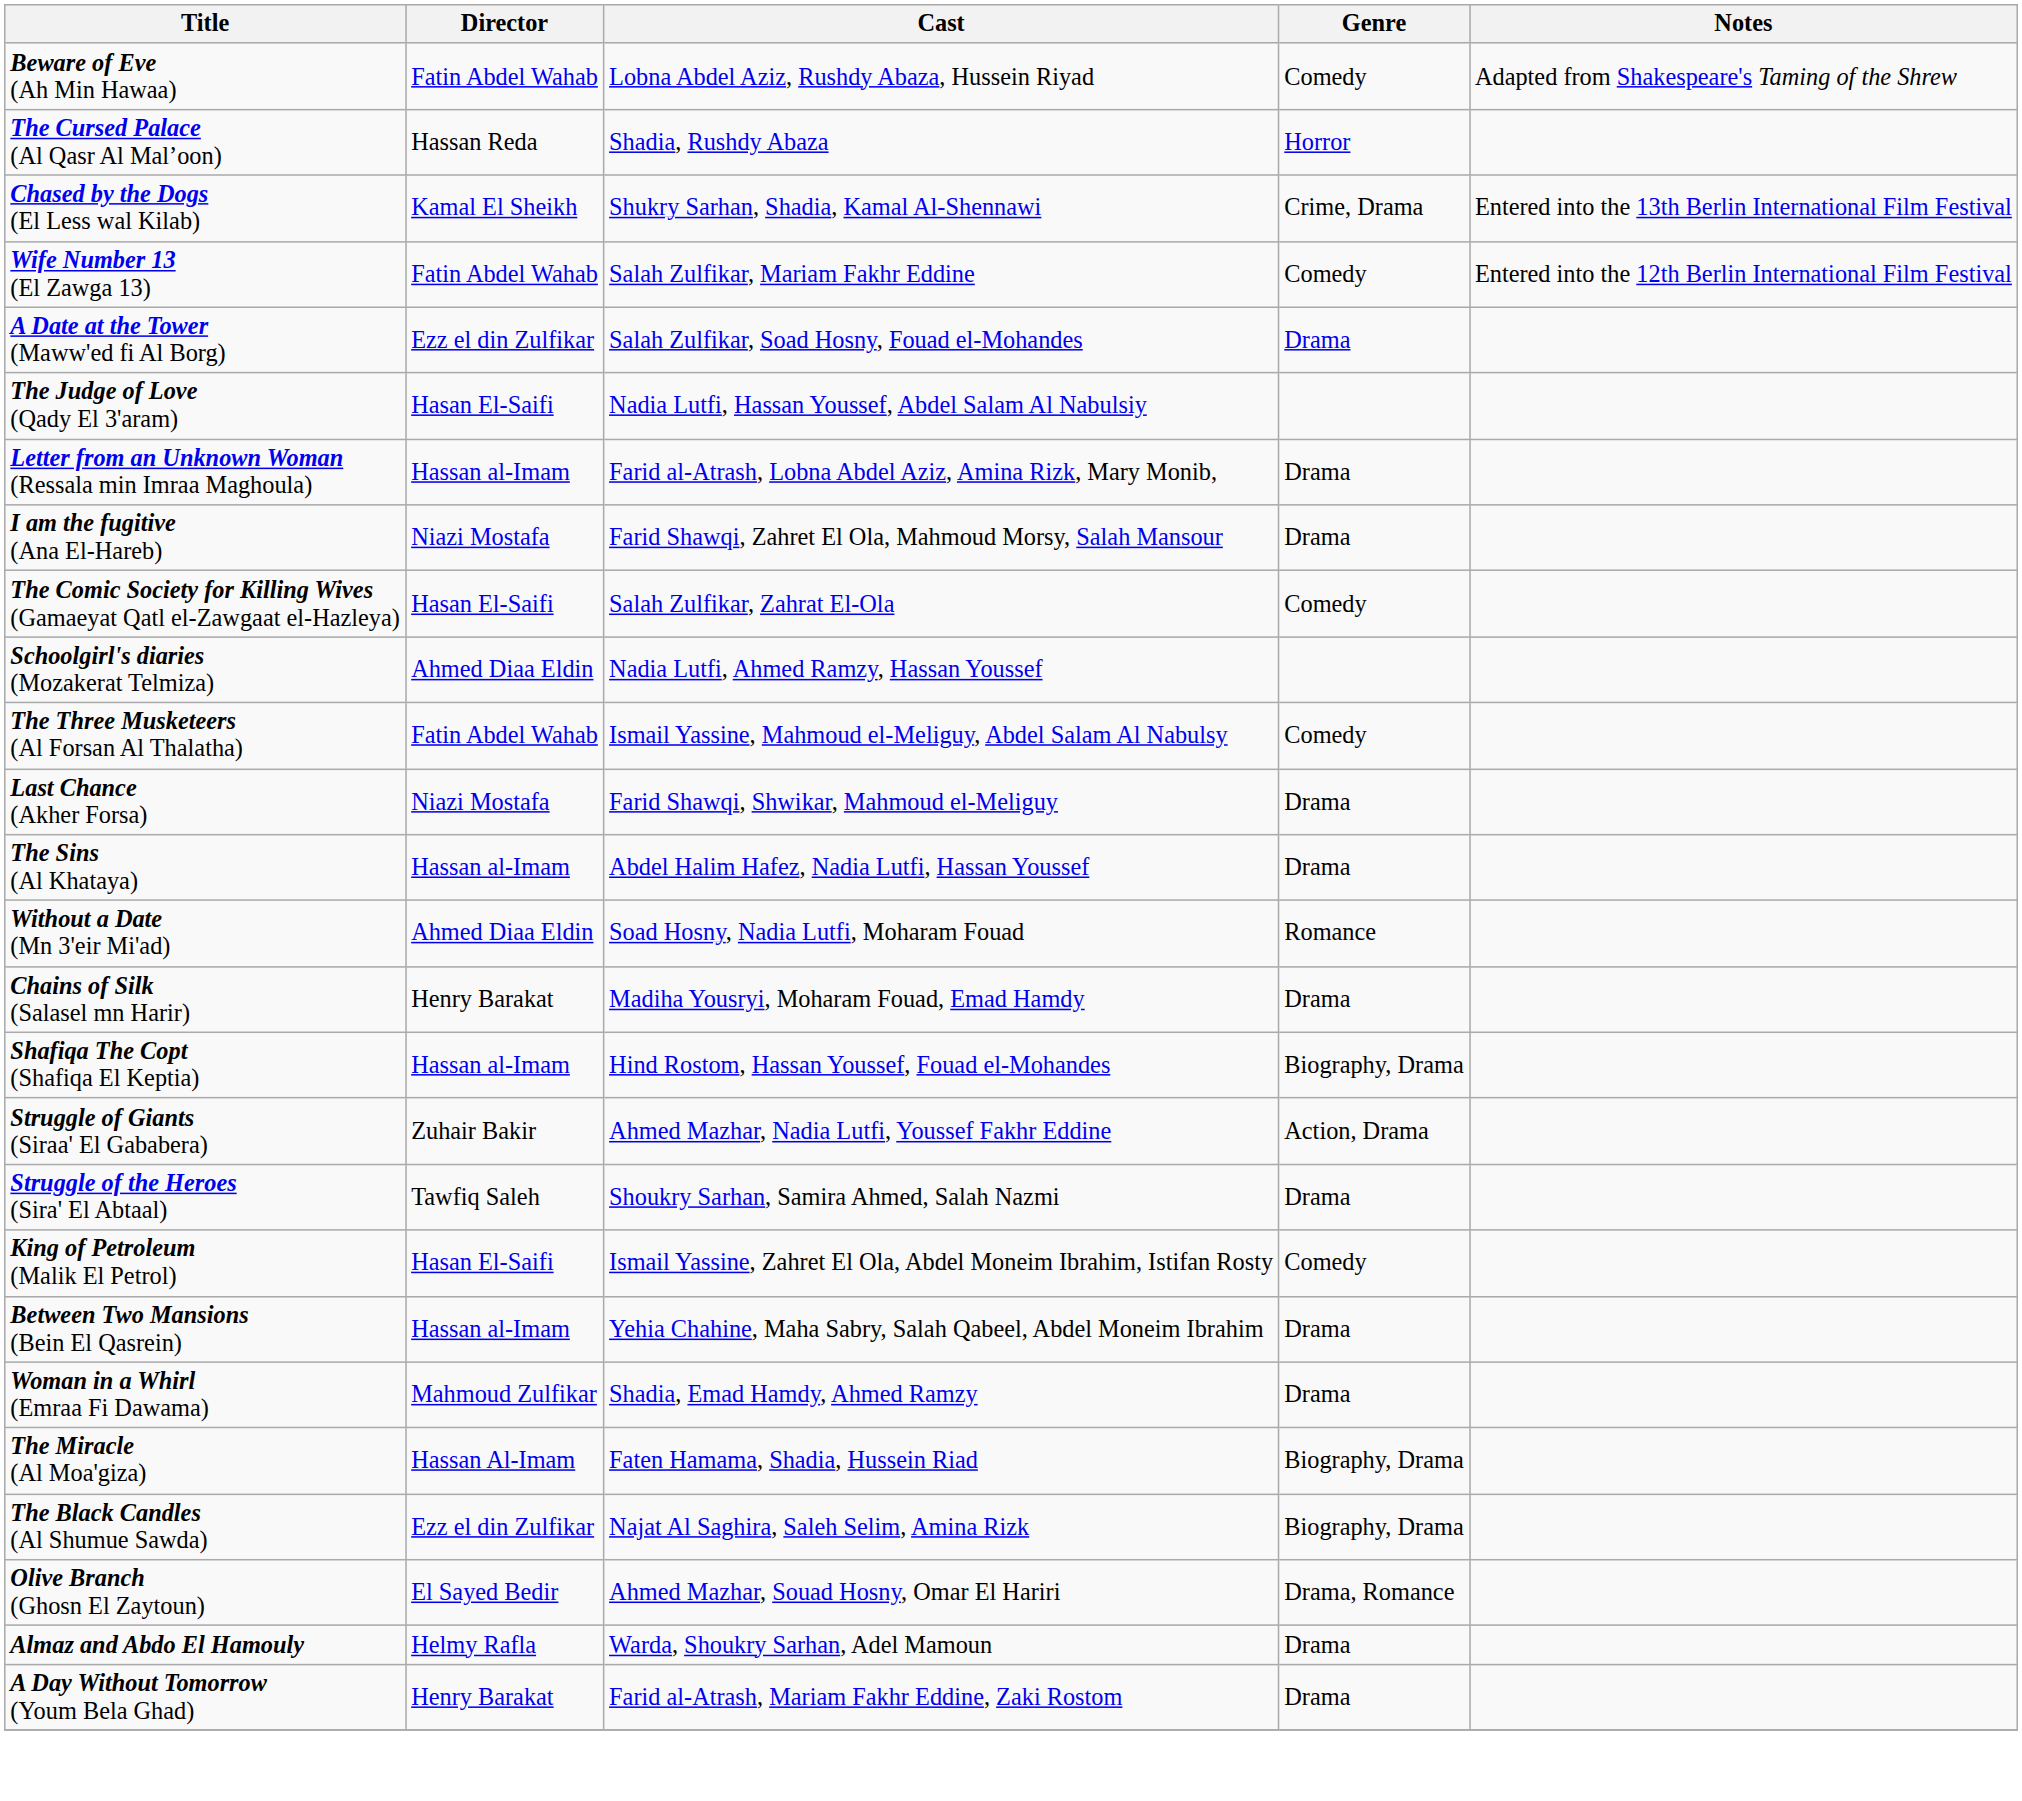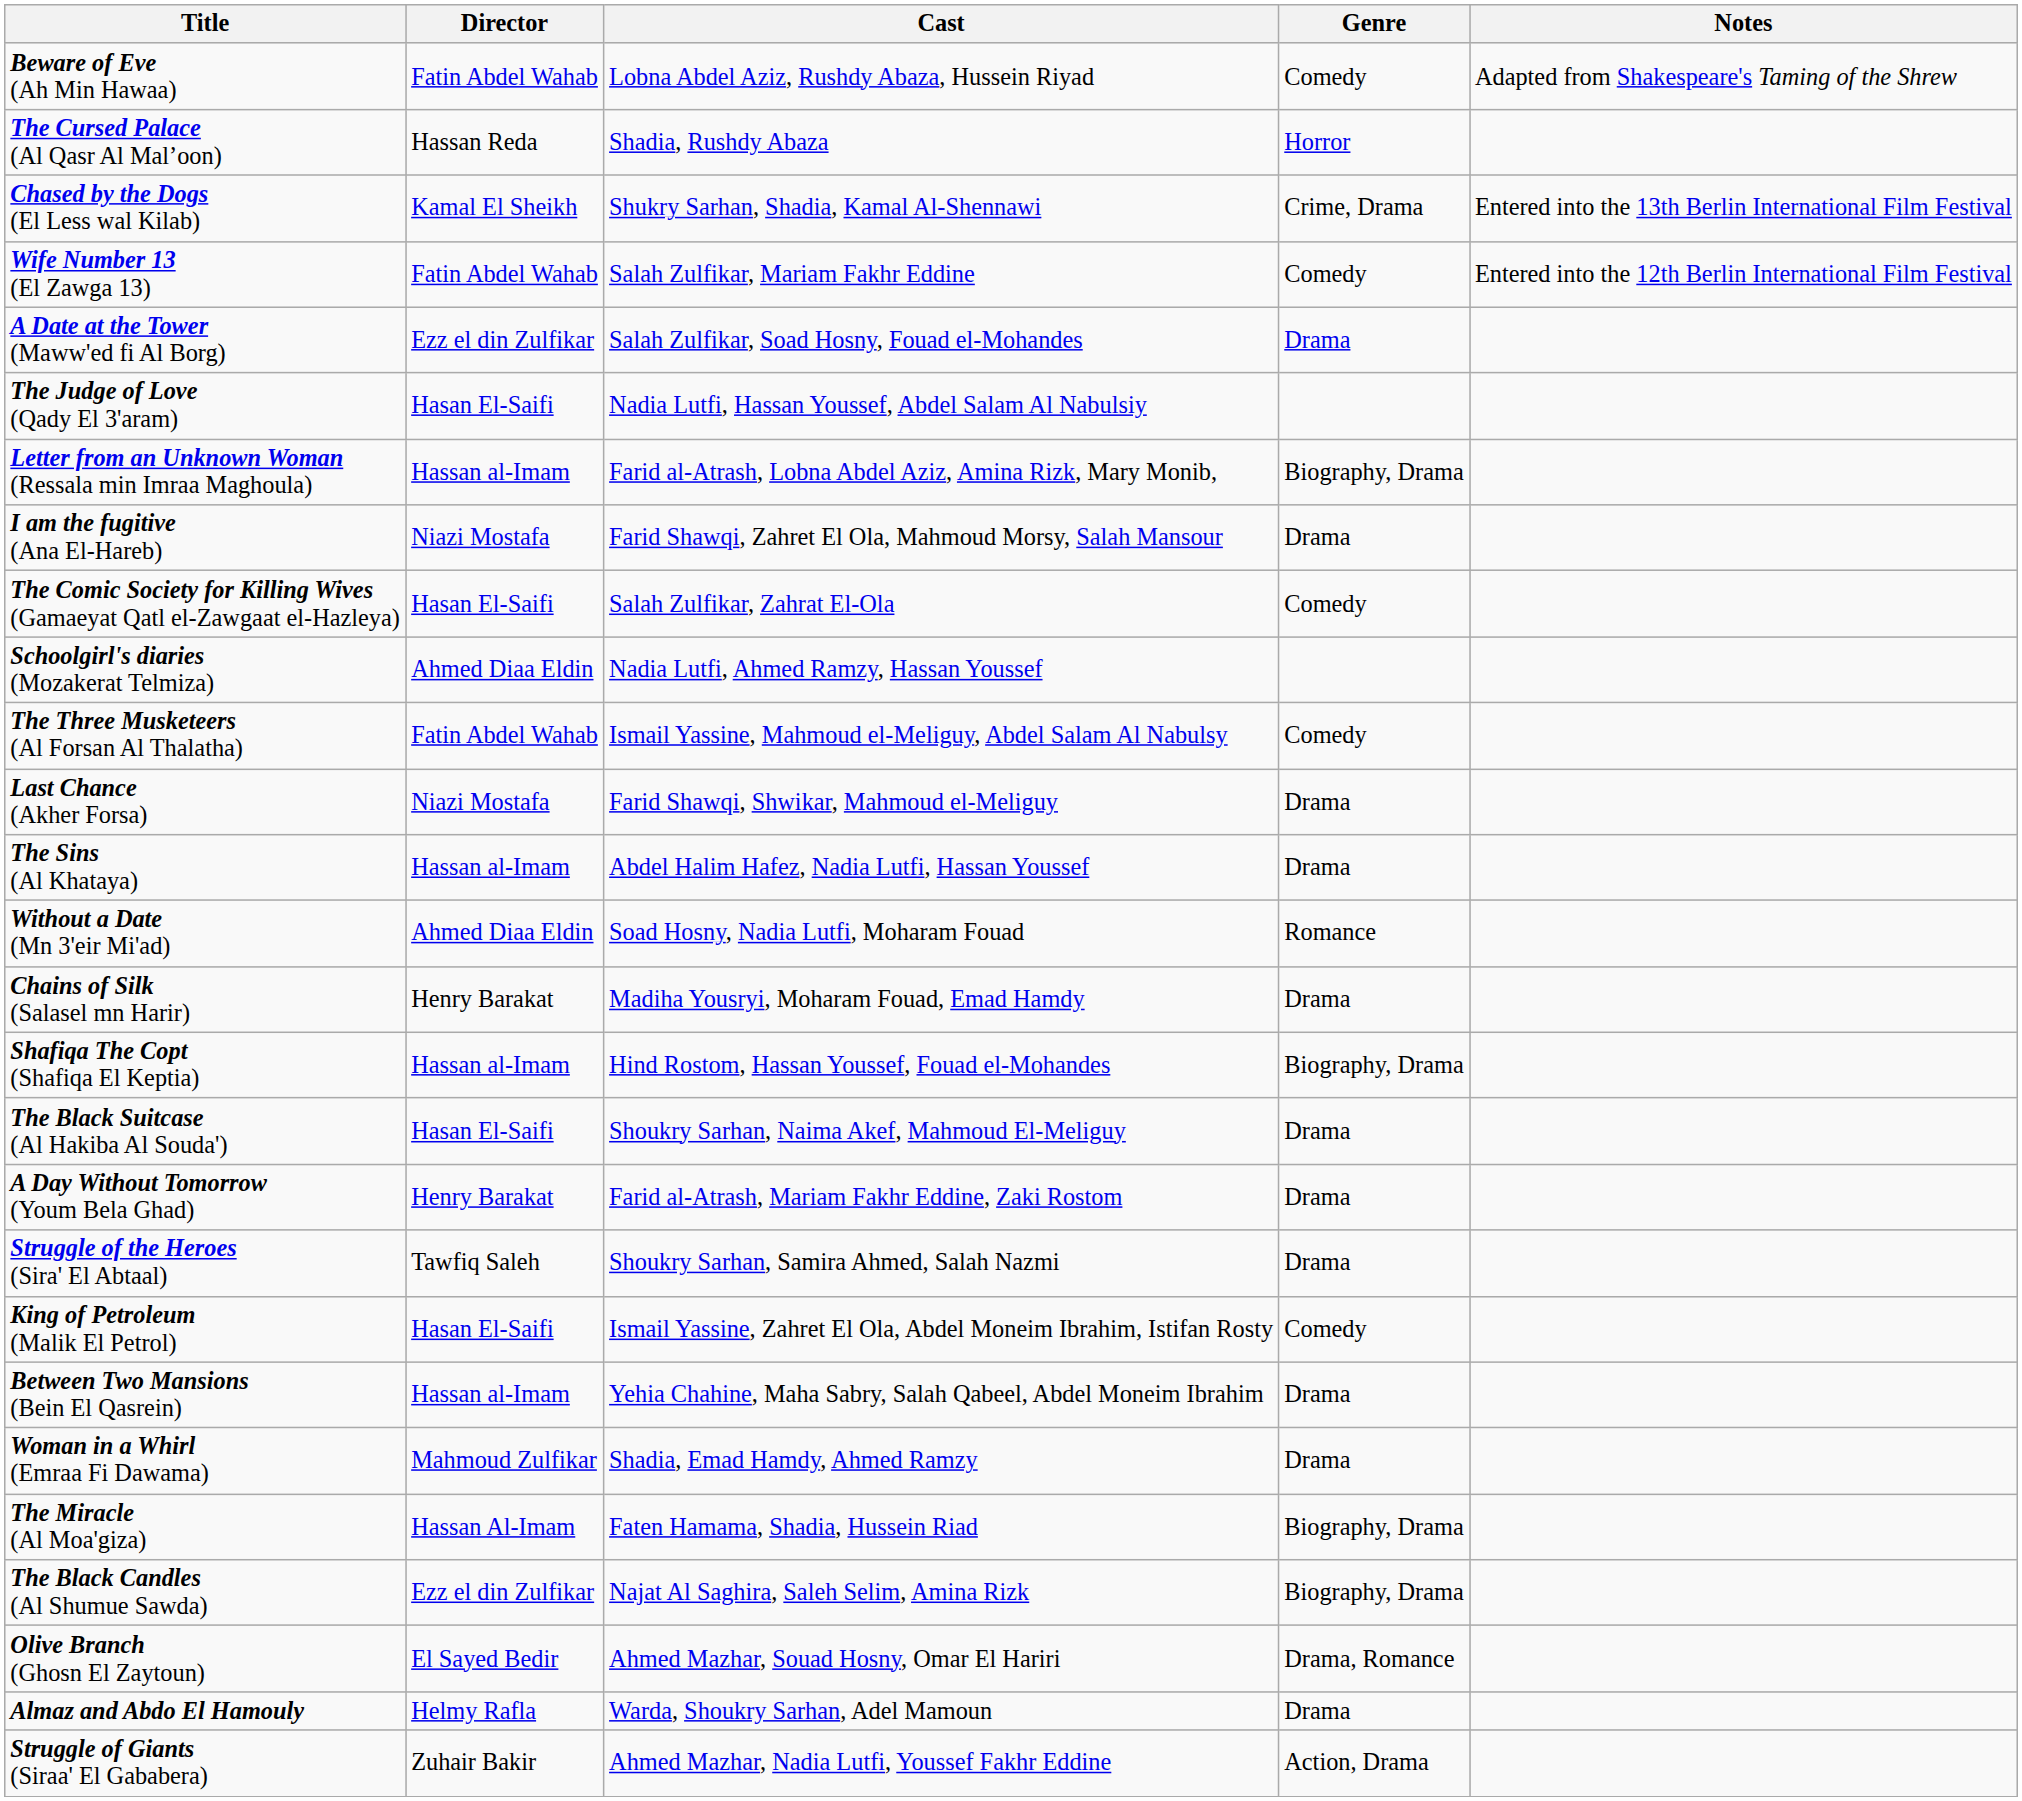(1317, 471) Drama -> (1374, 471) Biography, Drama
+ row: (119, 1130)
rows swapped: (109, 1130) <-> (139, 1696)
